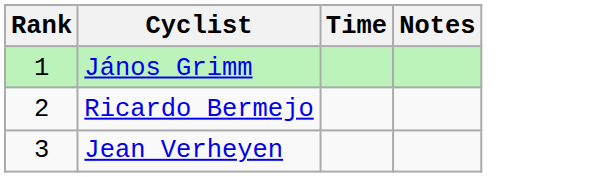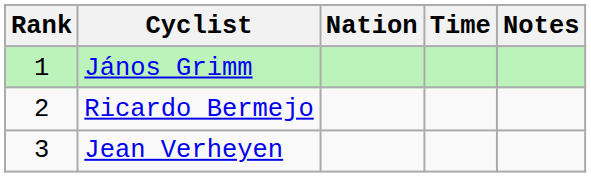+ column: (372, 26)
